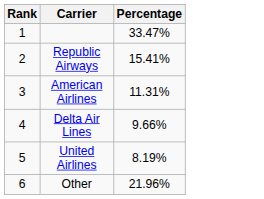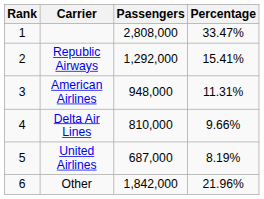+ column: (151, 14)
